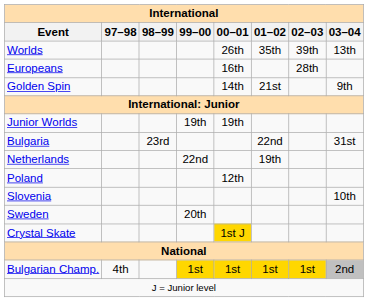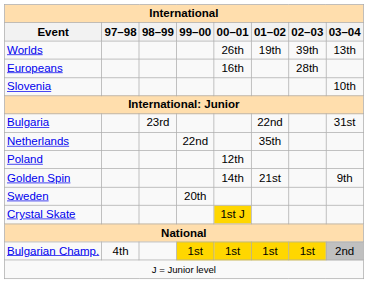(270, 50) 35th -> (270, 50) 19th
rows swapped: (39, 86) <-> (29, 196)
- row: (42, 123)
(270, 159) 19th -> (270, 141) 35th
